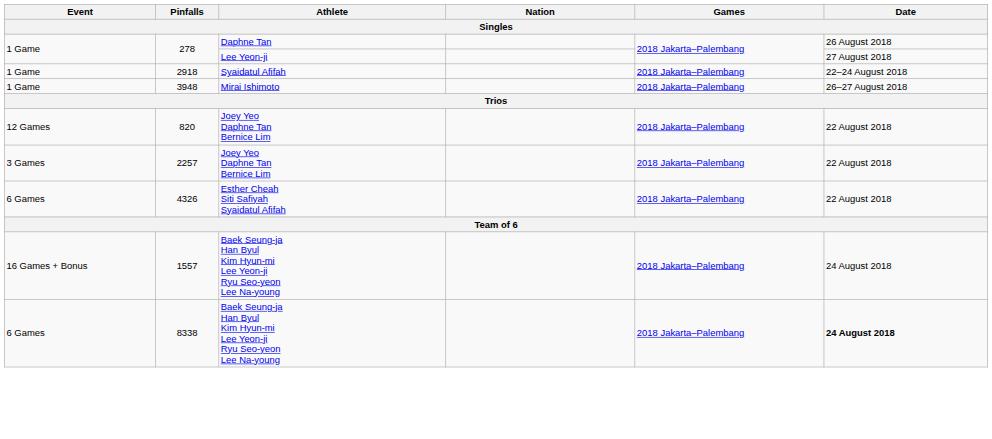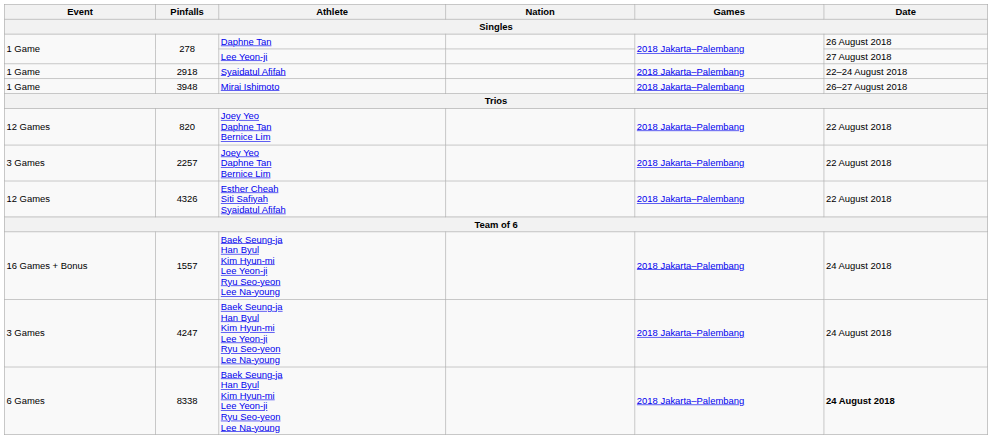(26, 199) 6 Games -> (28, 199) 12 Games
+ row: (187, 333)
